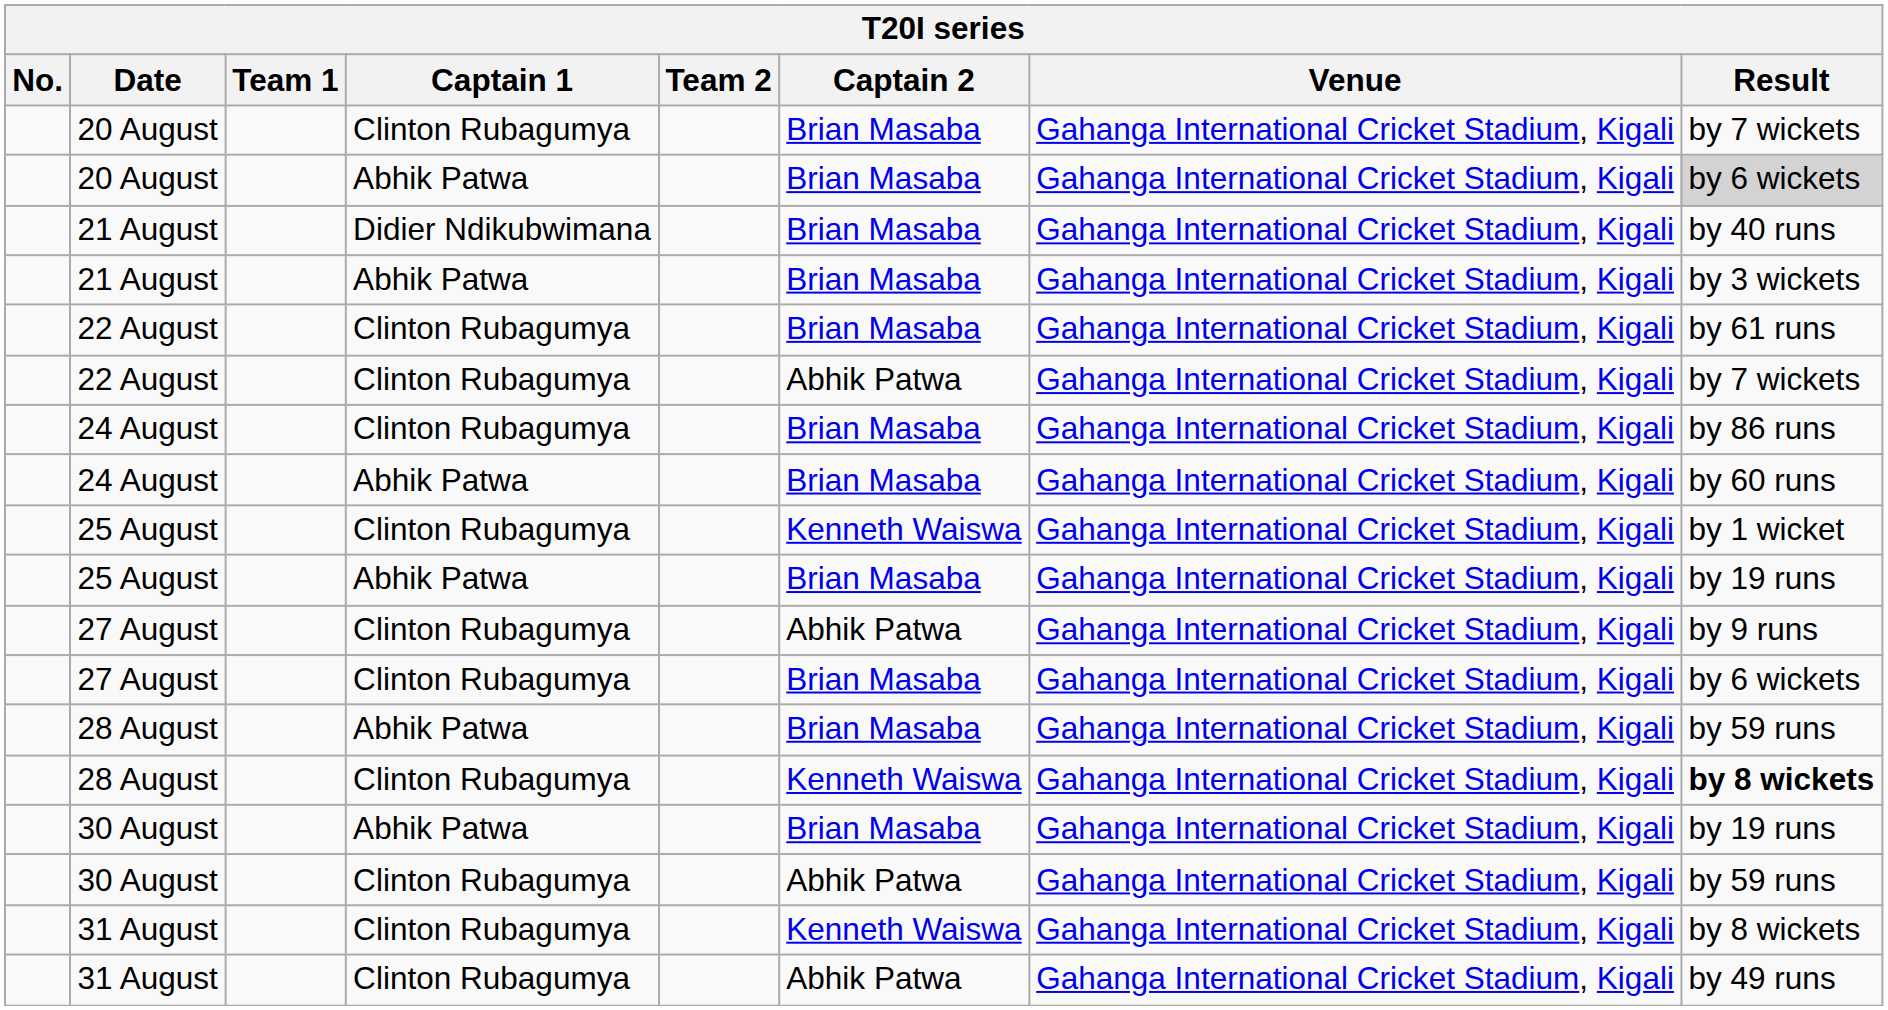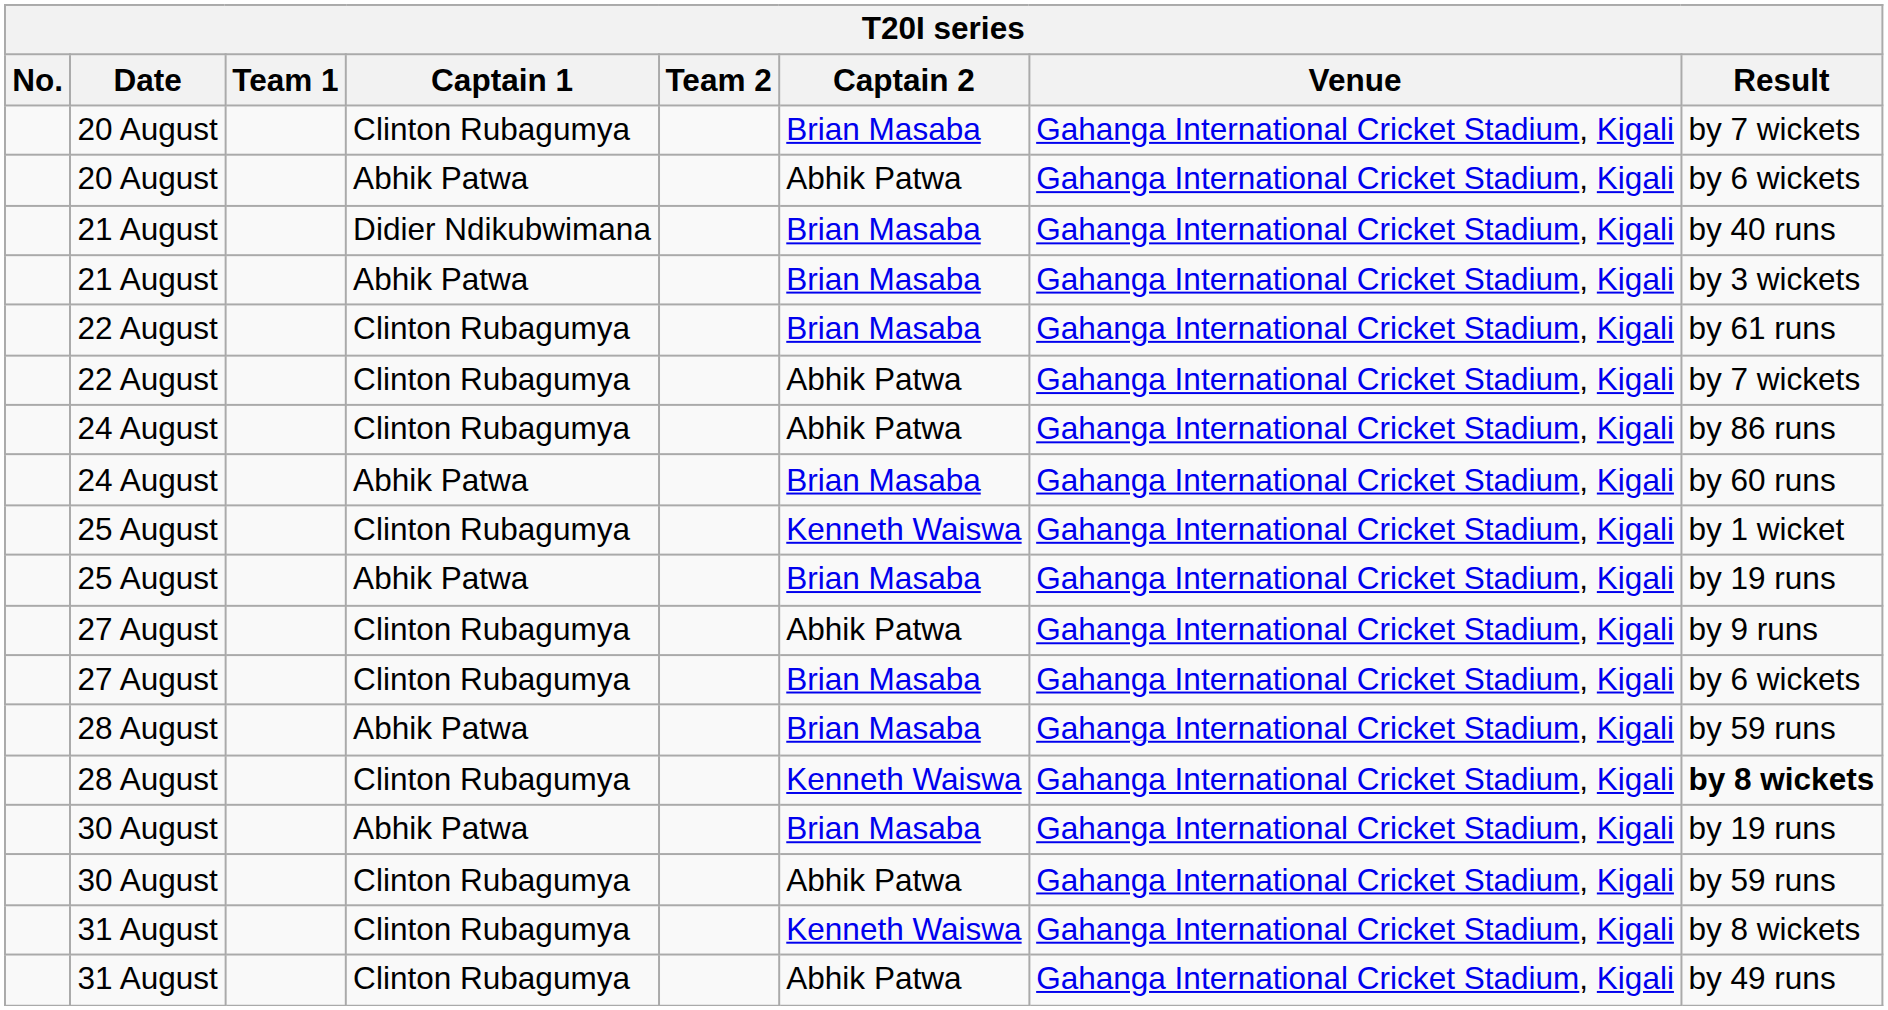(884, 179) Brian Masaba -> (874, 179) Abhik Patwa
(1774, 179) lightgrey background -> (1774, 179) no background
(884, 429) Brian Masaba -> (874, 429) Abhik Patwa
